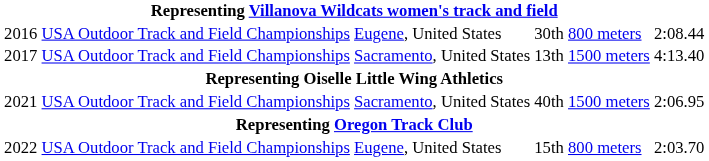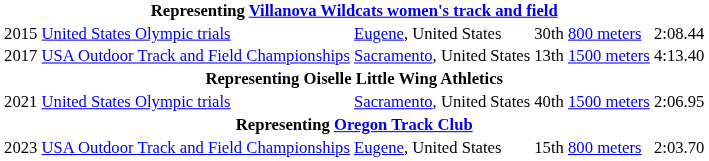(21, 33) 2016 -> (21, 33) 2015
(196, 33) USA Outdoor Track and Field Championships -> (136, 33) United States Olympic trials
(196, 101) USA Outdoor Track and Field Championships -> (136, 101) United States Olympic trials
(21, 147) 2022 -> (21, 147) 2023
